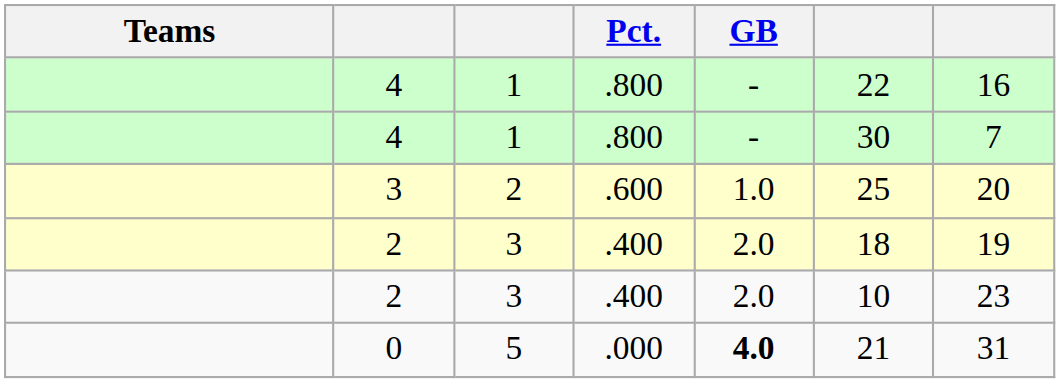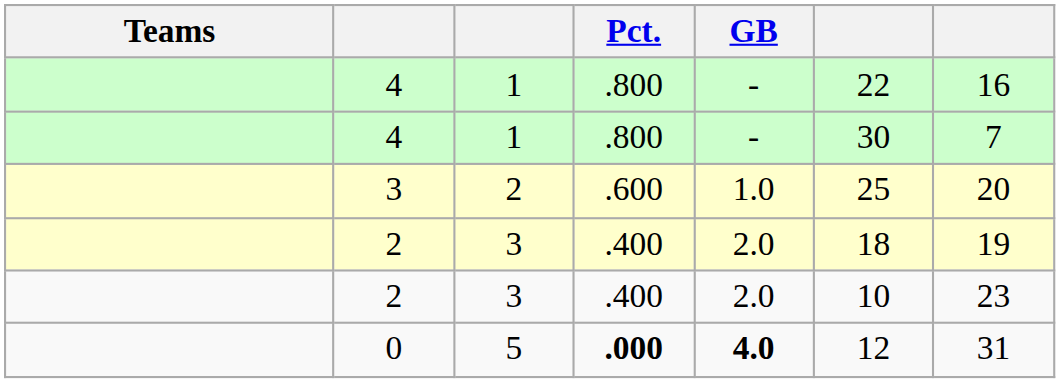(634, 349) normal -> (634, 349) bold
(874, 349) 21 -> (874, 349) 12
